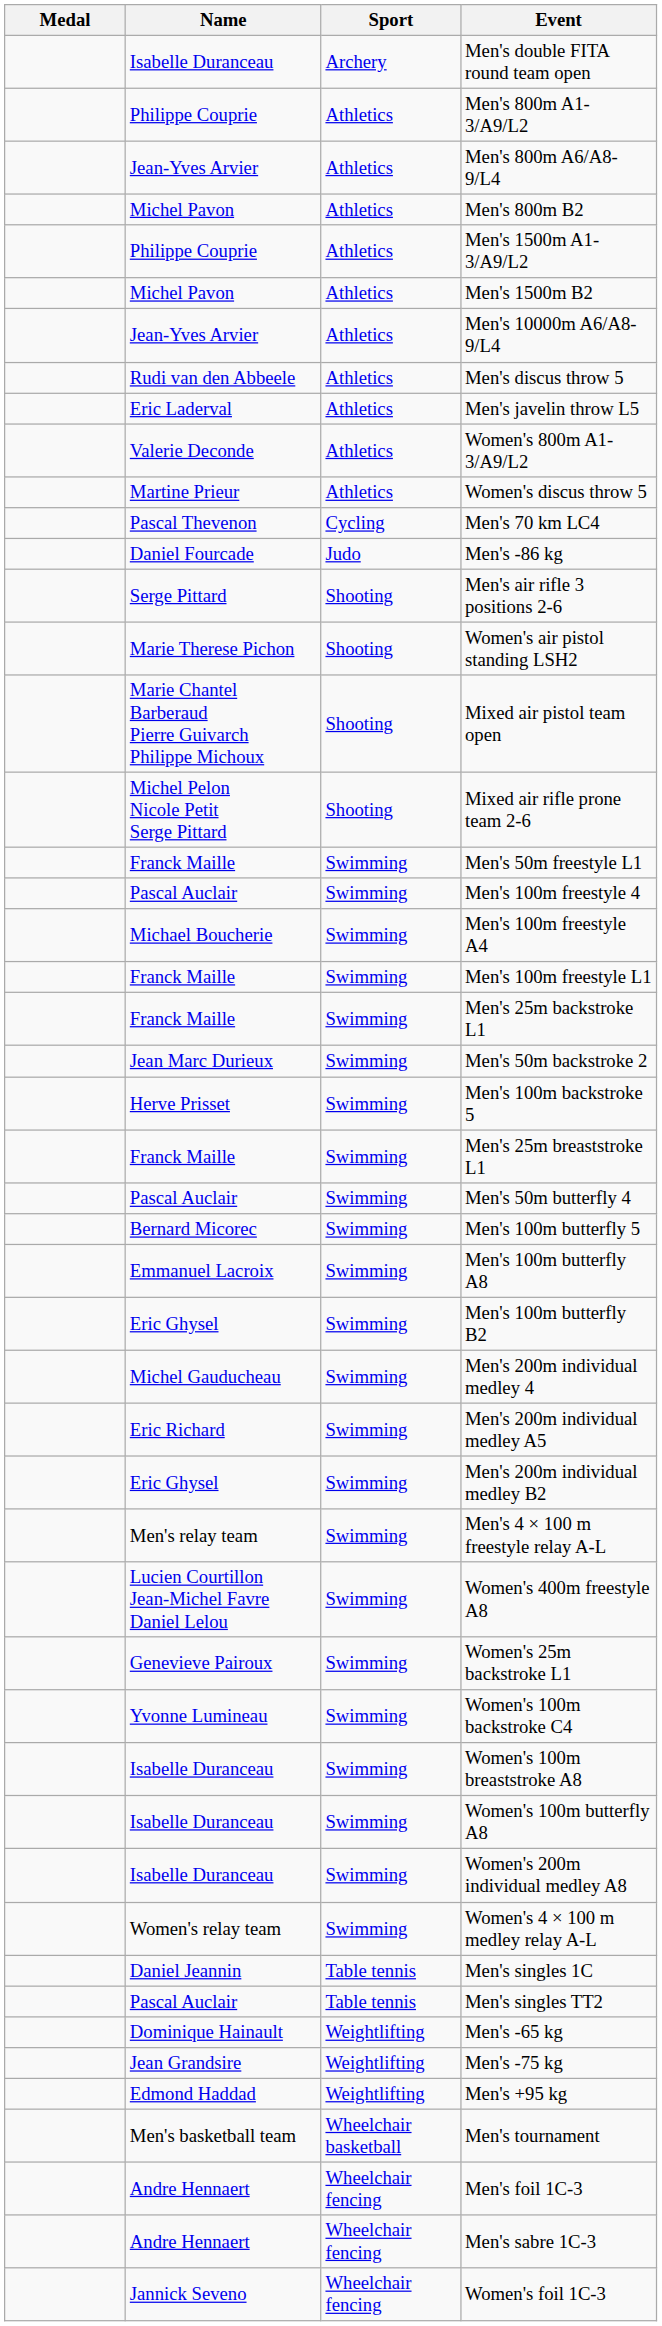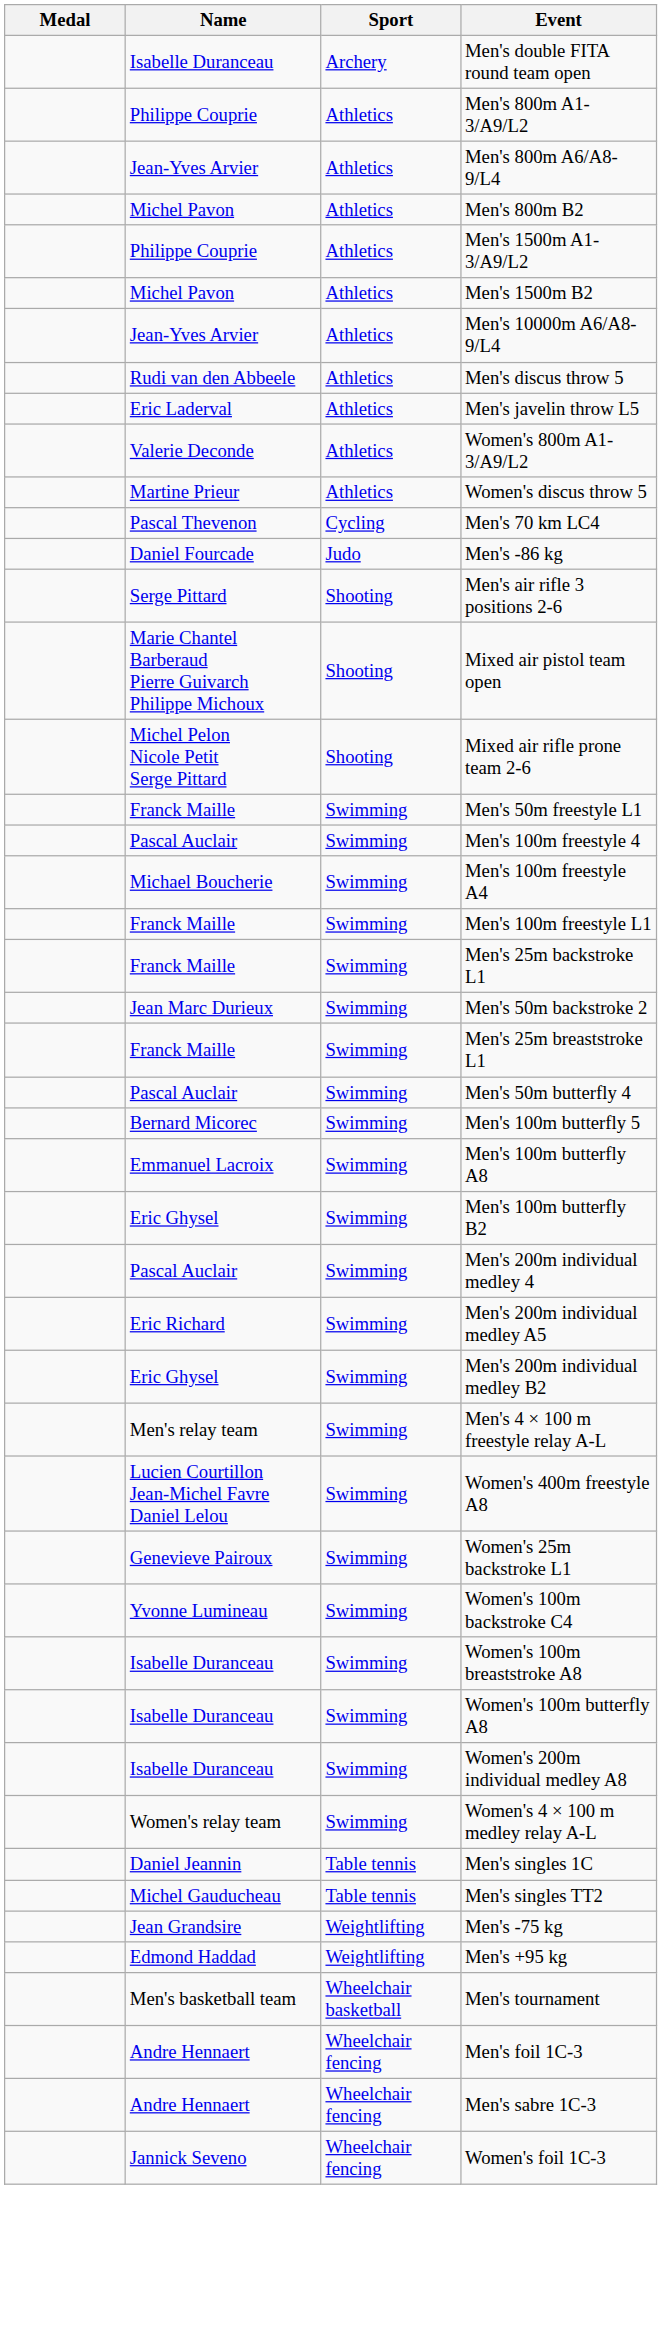- row: (534, 648)
- row: (554, 1103)
(205, 1376) Michel Gauducheau -> (184, 1270) Pascal Auclair
(184, 2001) Pascal Auclair -> (205, 1895) Michel Gauducheau
- row: (514, 2031)
